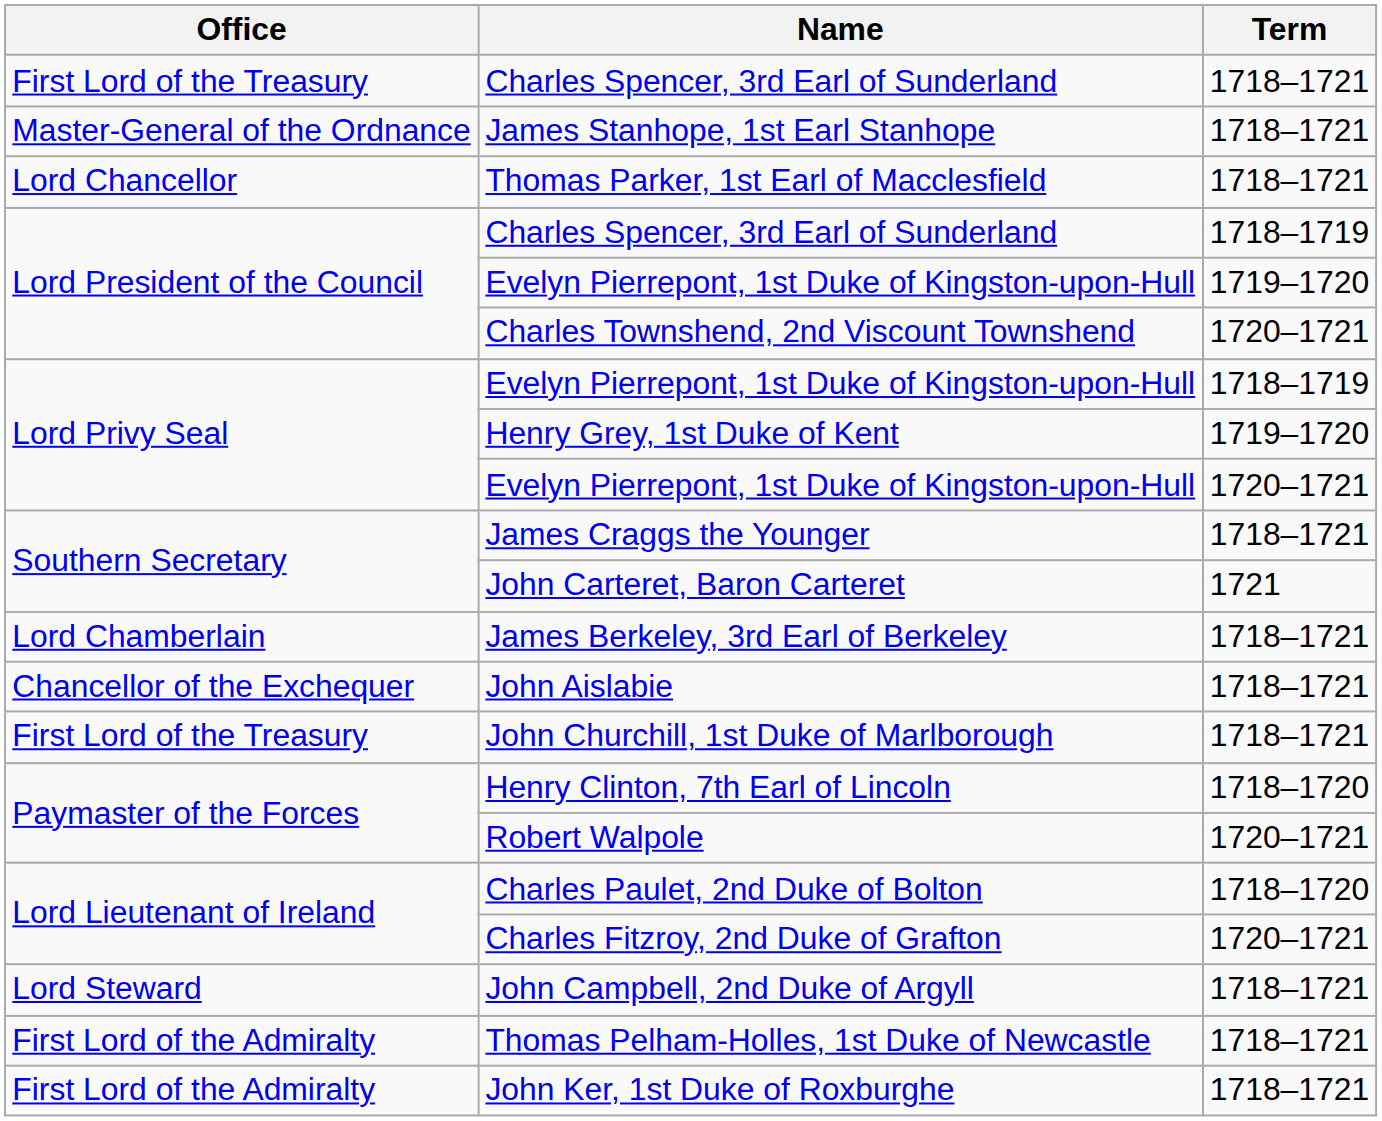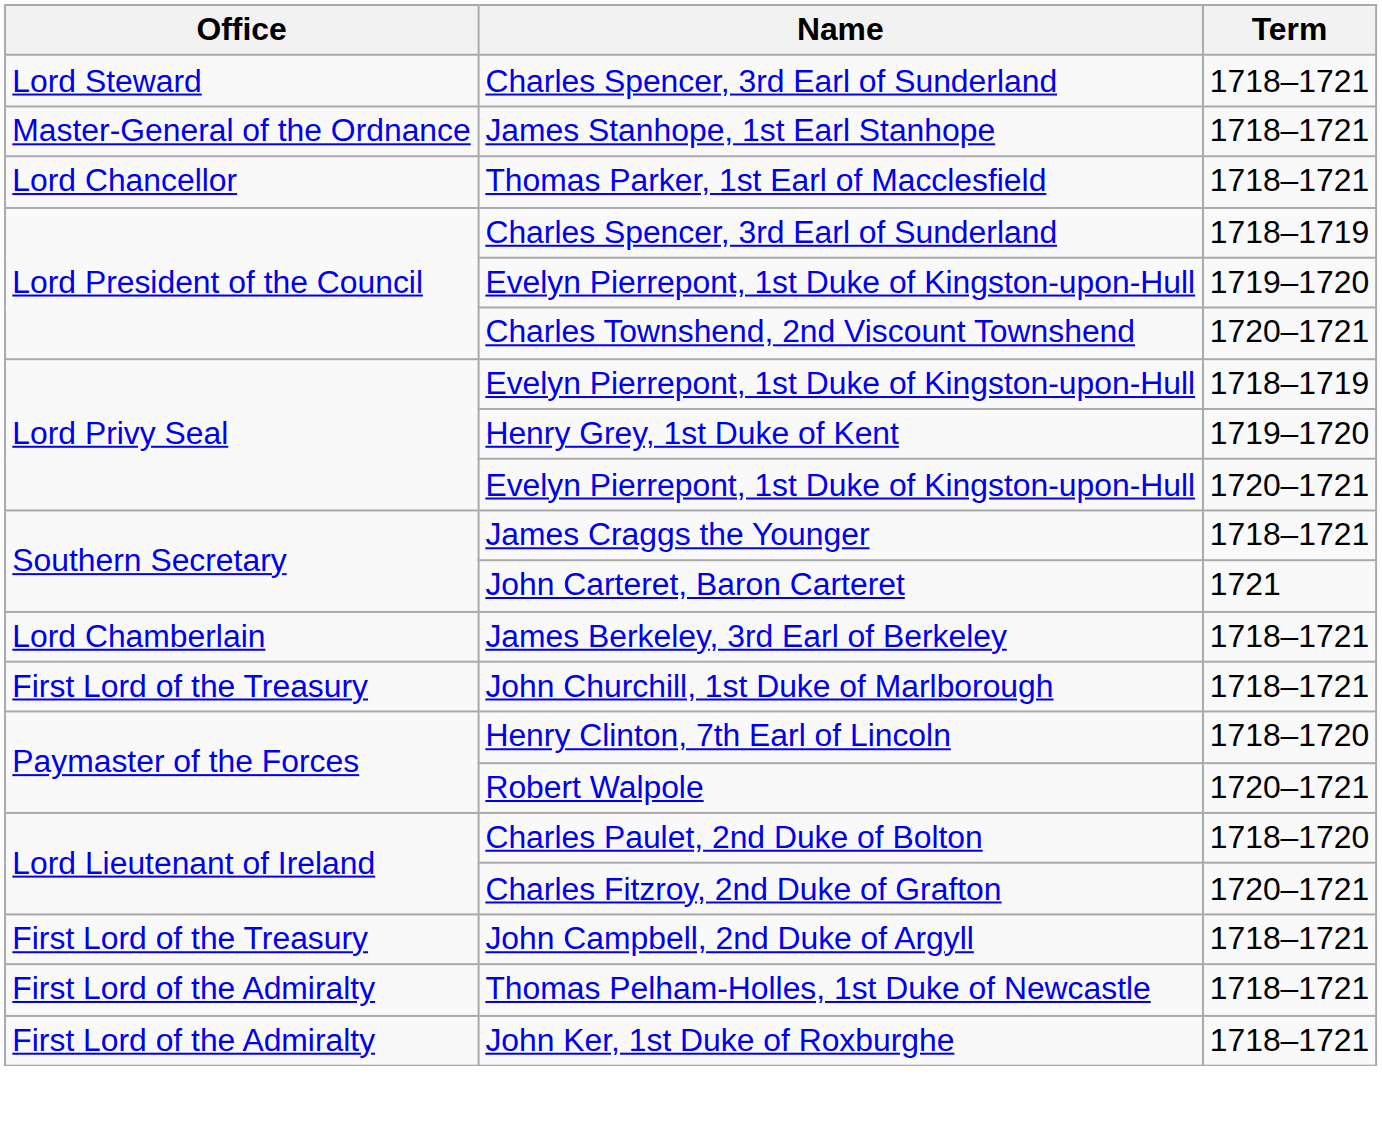(190, 80) First Lord of the Treasury -> (107, 80) Lord Steward
- row: (579, 686)
(107, 989) Lord Steward -> (190, 938) First Lord of the Treasury
